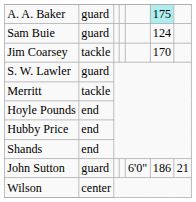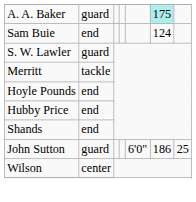(95, 33) guard -> (90, 33) end
- row: (37, 52)
(183, 168) 21 -> (183, 149) 25
